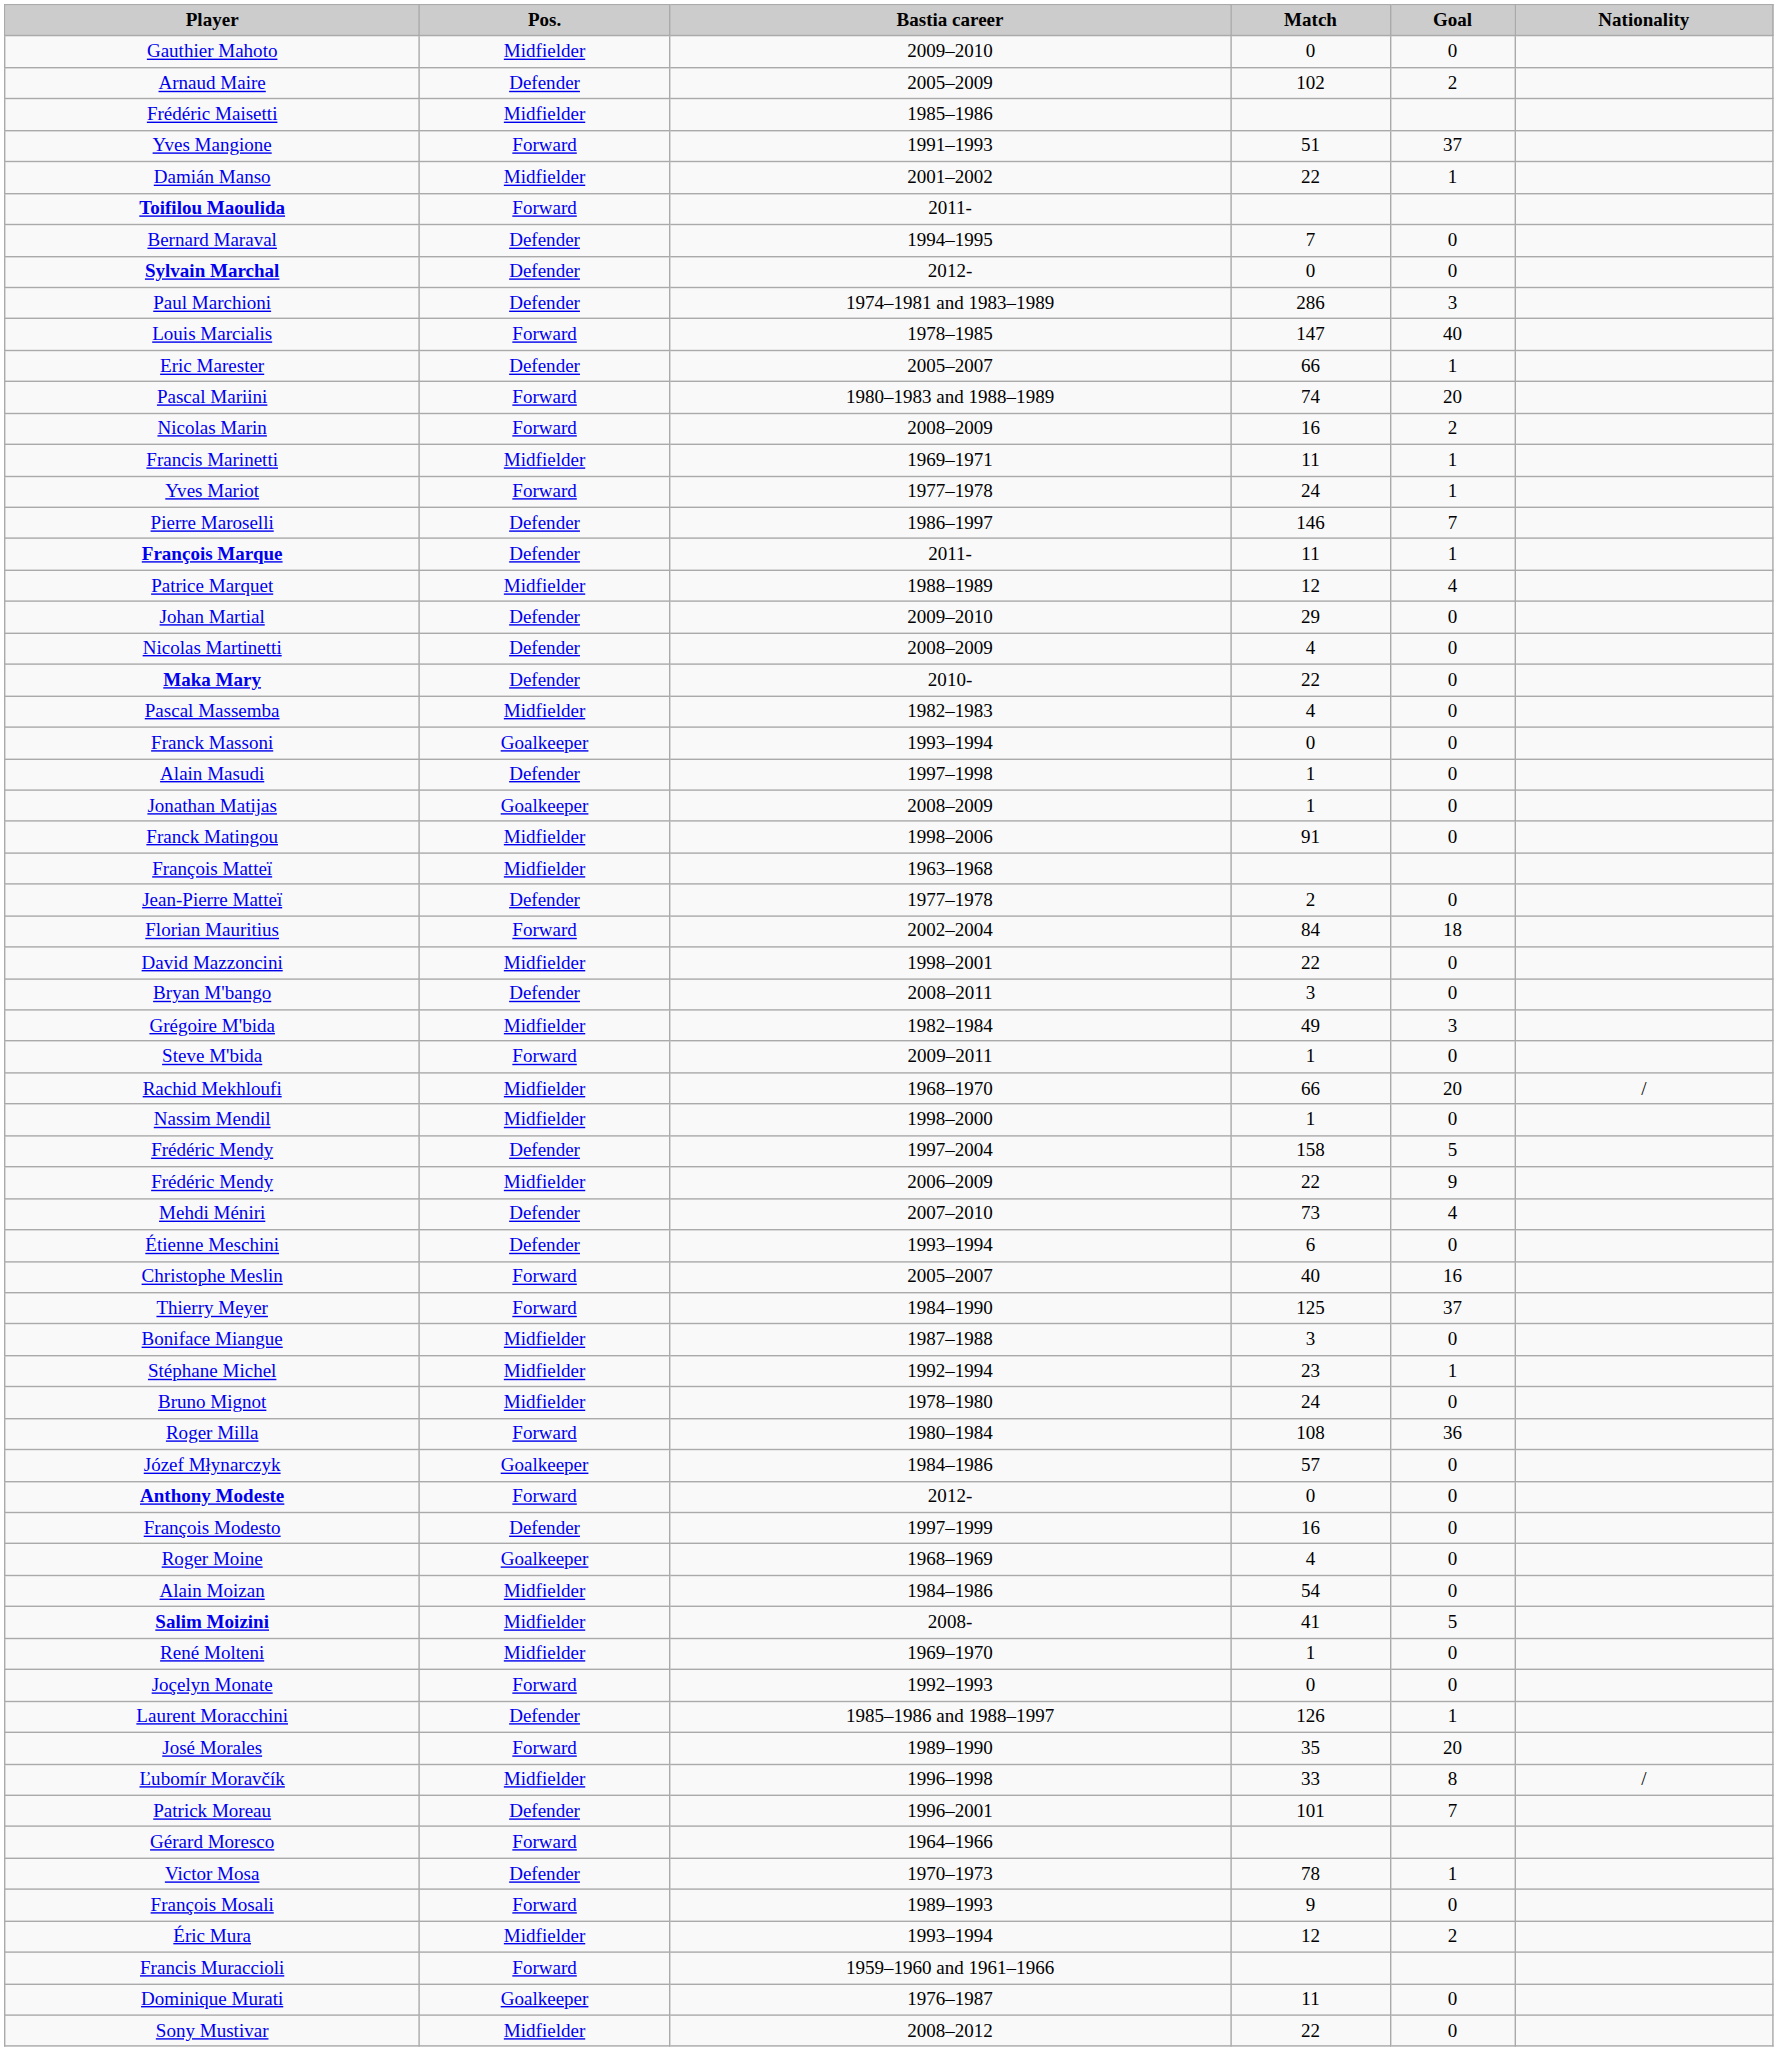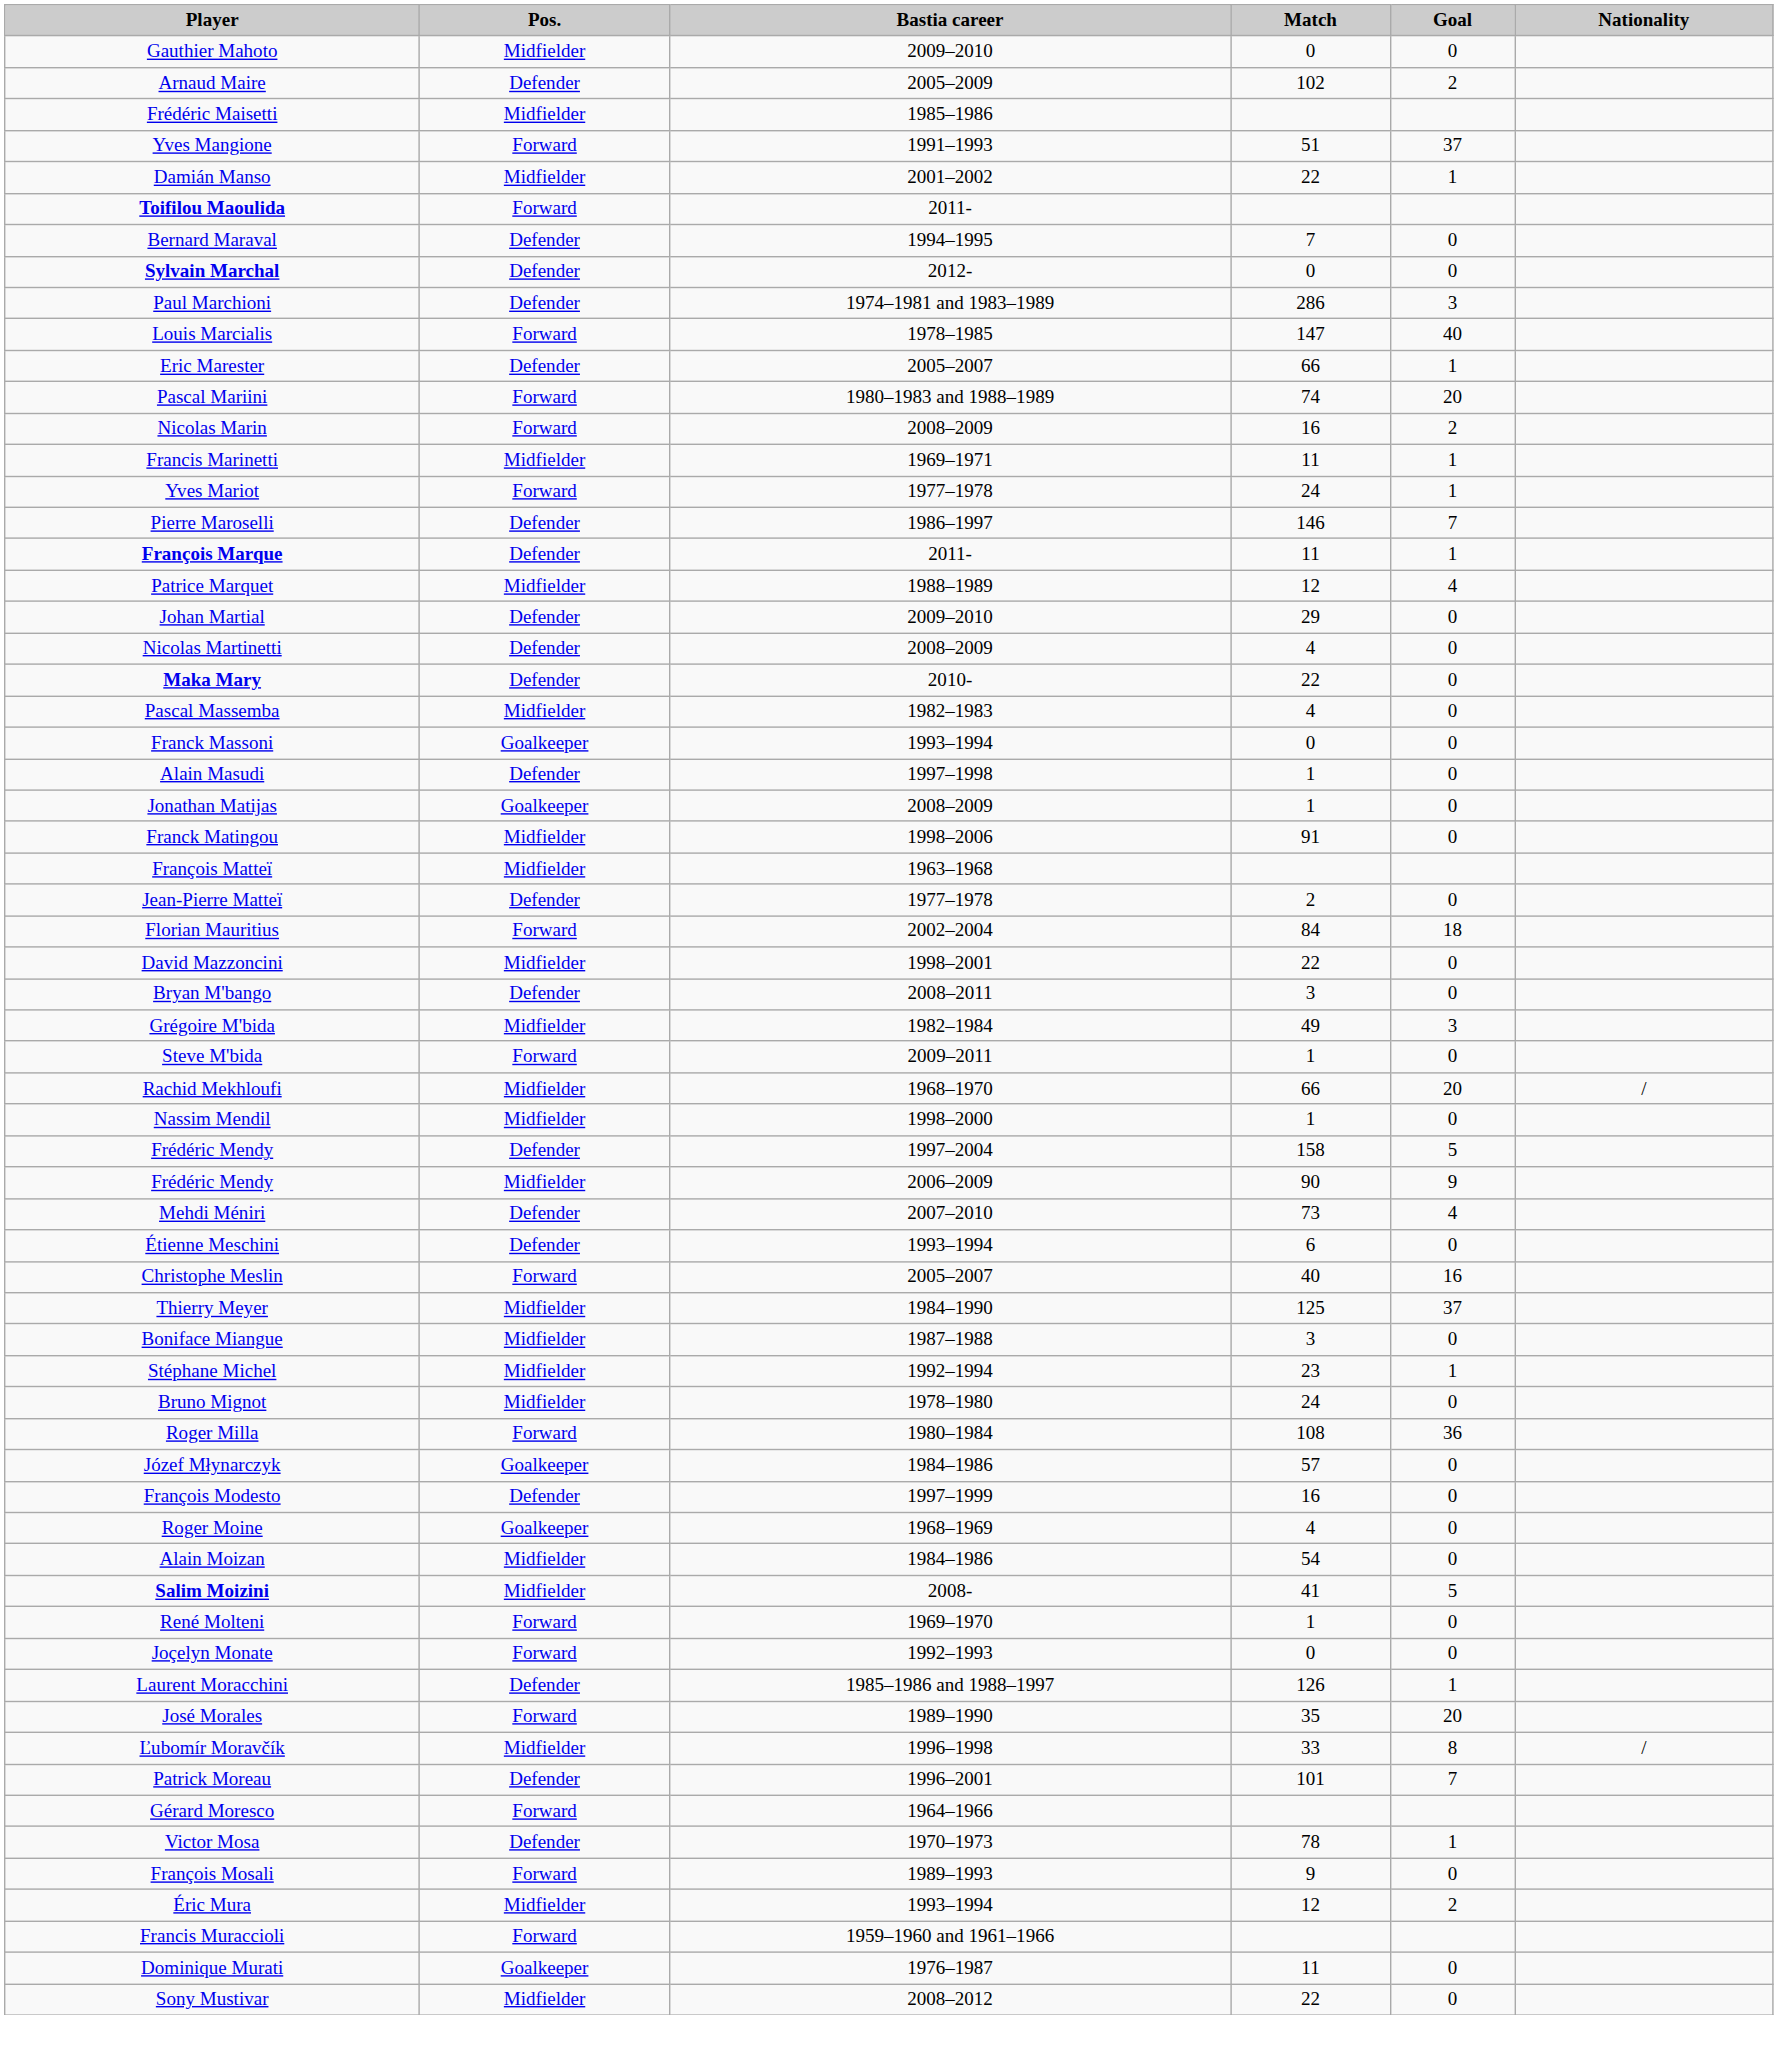(1311, 1182) 22 -> (1311, 1182) 90
(545, 1307) Forward -> (545, 1307) Midfielder
- row: (212, 1496)
(545, 1653) Midfielder -> (545, 1621) Forward
